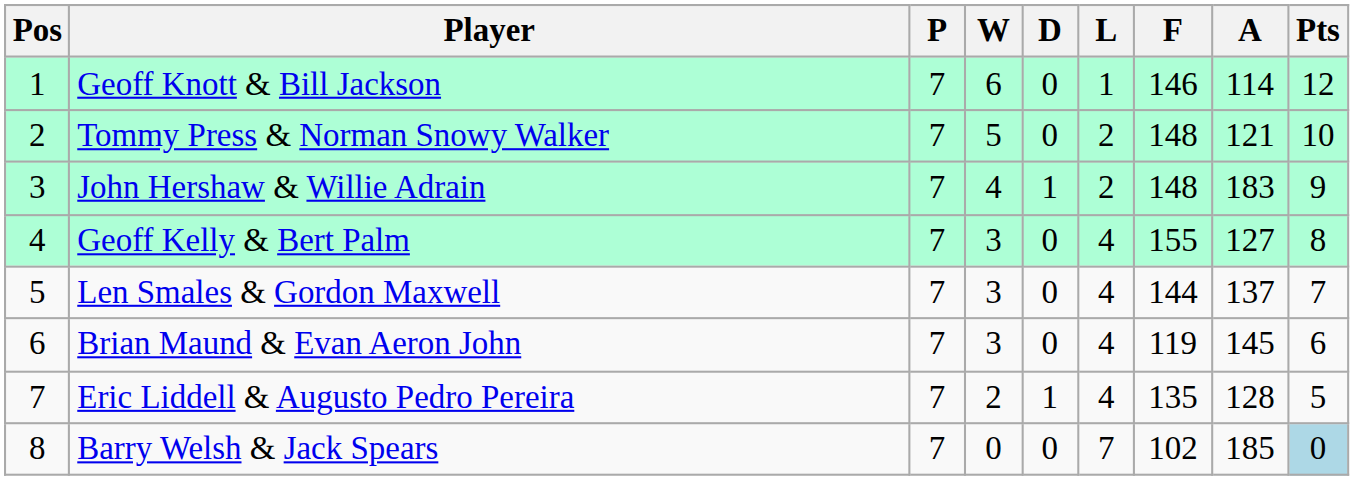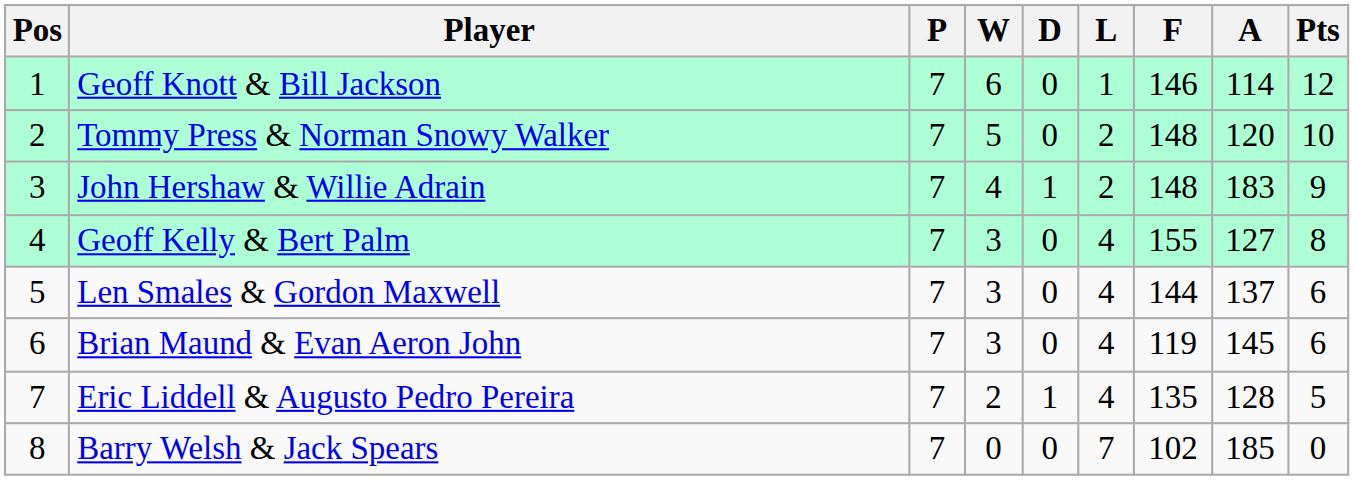(1250, 135) 121 -> (1250, 135) 120
(1318, 291) 7 -> (1318, 291) 6
(1318, 448) lightblue background -> (1318, 448) no background
